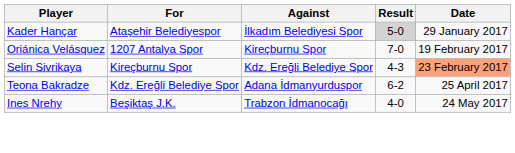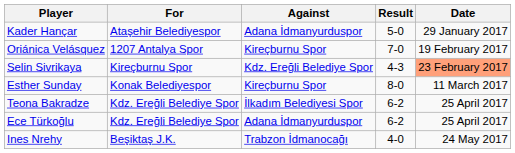(303, 31) İlkadım Belediyesi Spor -> (303, 31) Adana İdmanyurduspor
(396, 31) lightgrey background -> (396, 31) no background
+ row: (44, 85)
(303, 85) Adana İdmanyurduspor -> (303, 103) İlkadım Belediyesi Spor
+ row: (40, 121)
